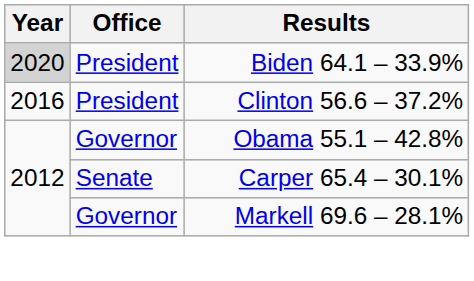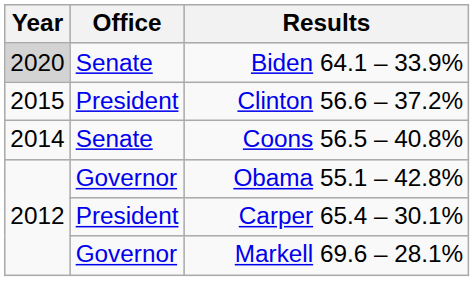(127, 62) President -> (114, 62) Senate
(37, 100) 2016 -> (37, 100) 2015
+ row: (353, 139)
(114, 178) Senate -> (127, 216) President
